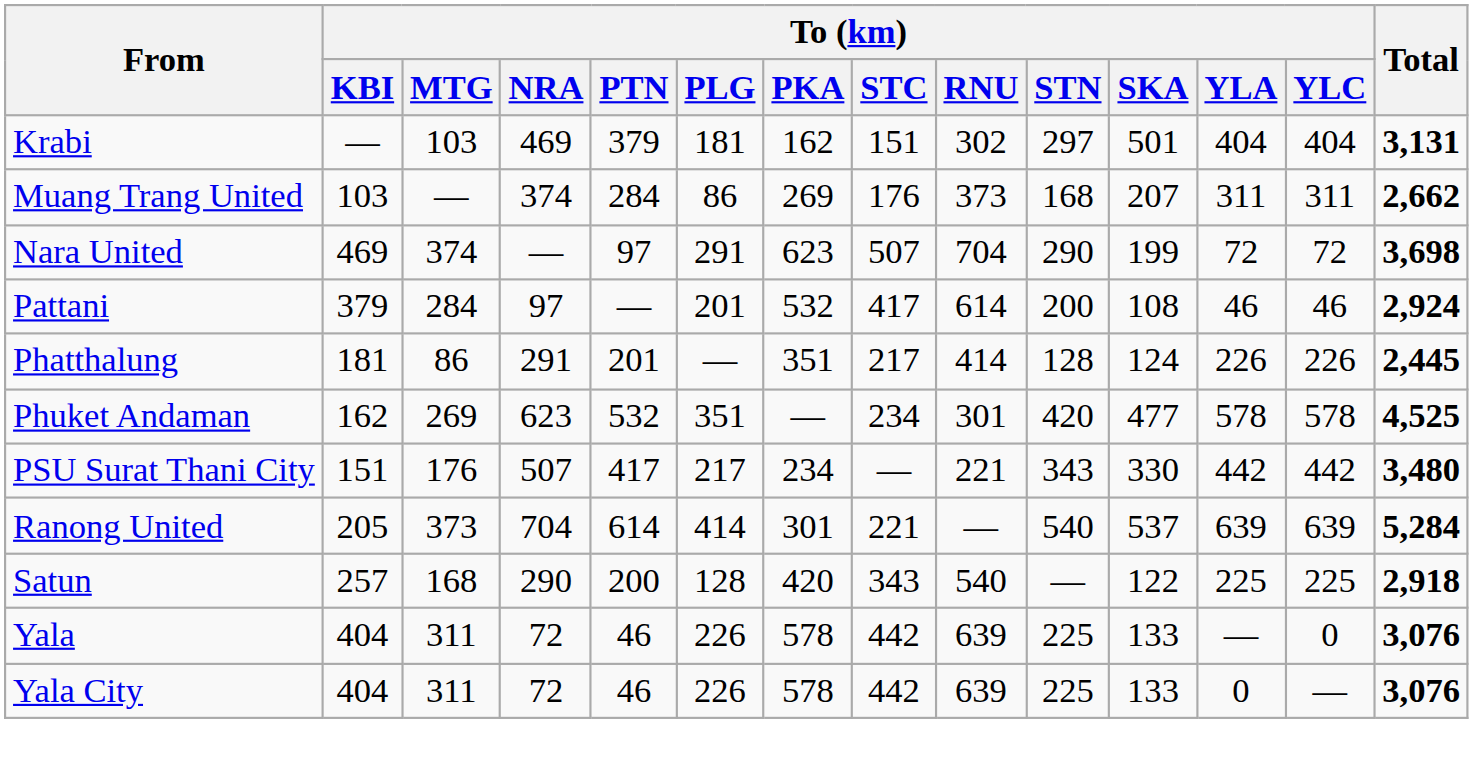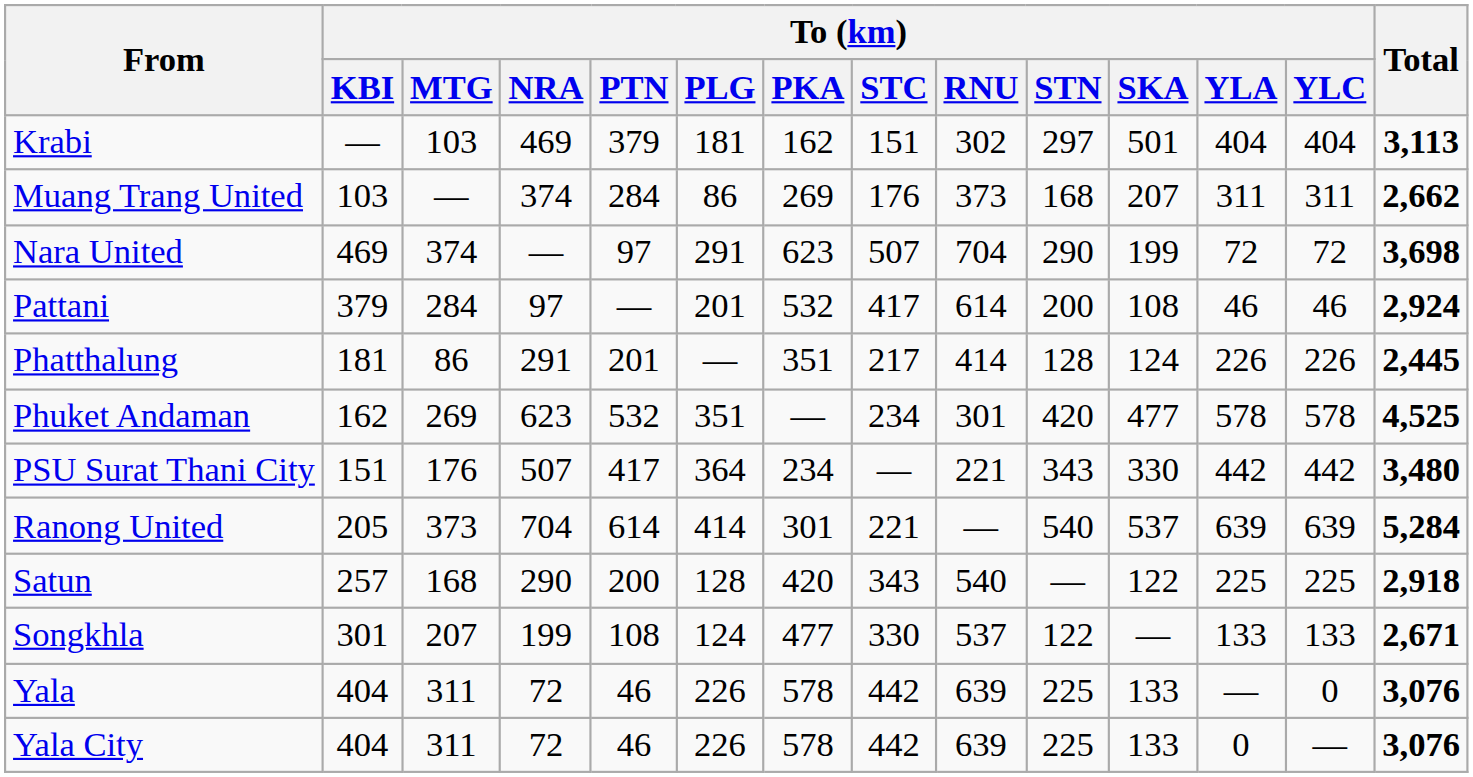(1421, 141) 3,131 -> (1421, 141) 3,113
(720, 470) 217 -> (720, 470) 364
+ row: (78, 634)
